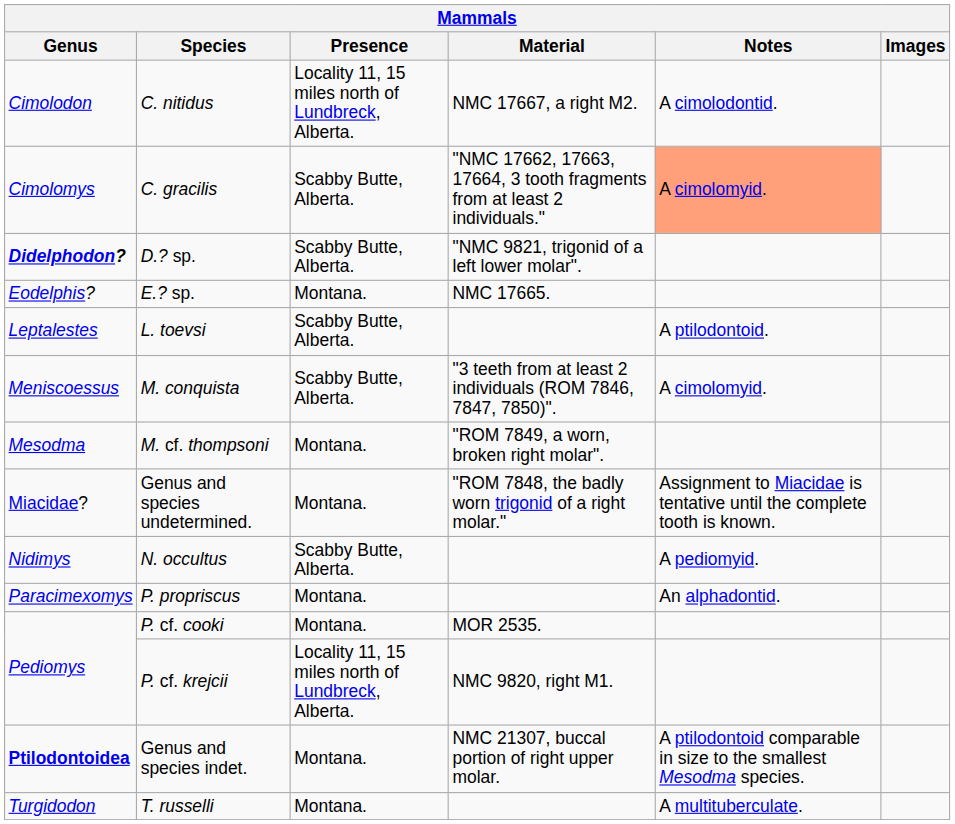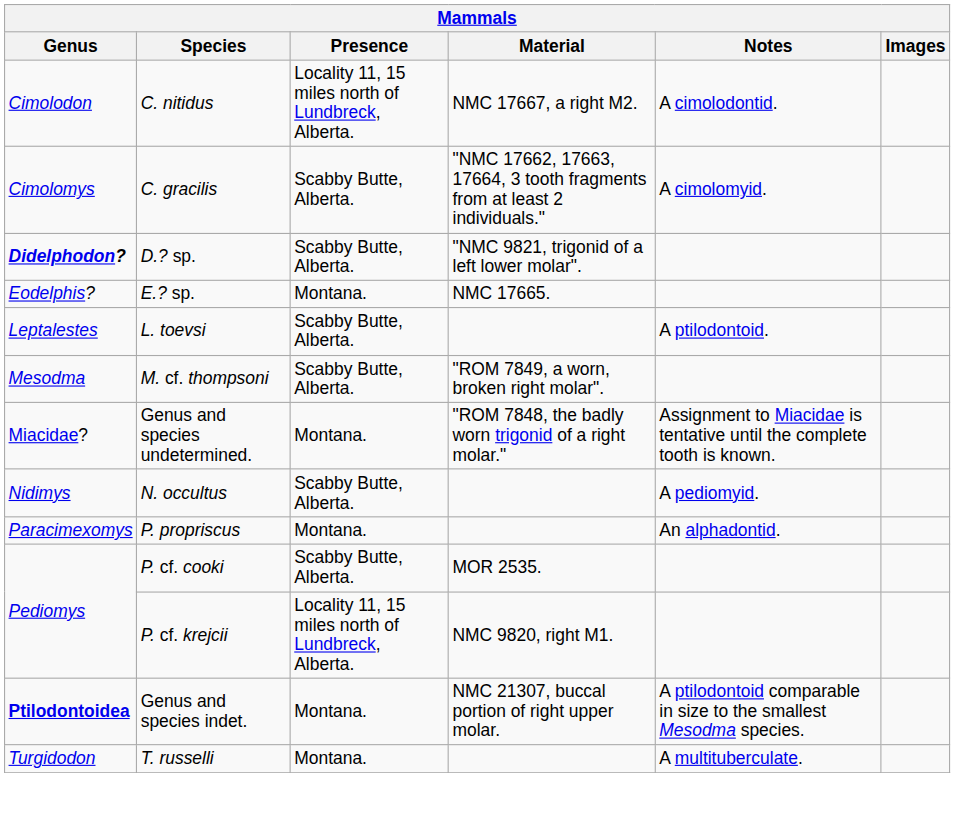(713, 189) lightsalmon background -> (713, 189) no background
- row: (190, 388)
(331, 445) Montana. -> (349, 378) Scabby Butte, Alberta.
(331, 624) Montana. -> (349, 567) Scabby Butte, Alberta.
